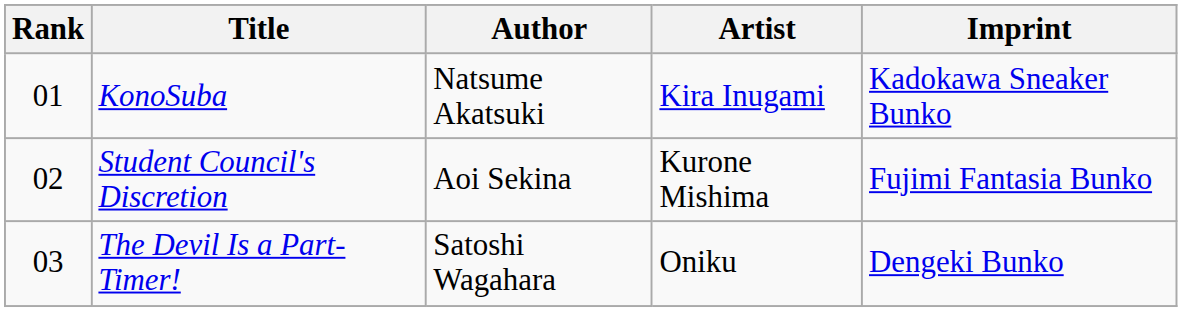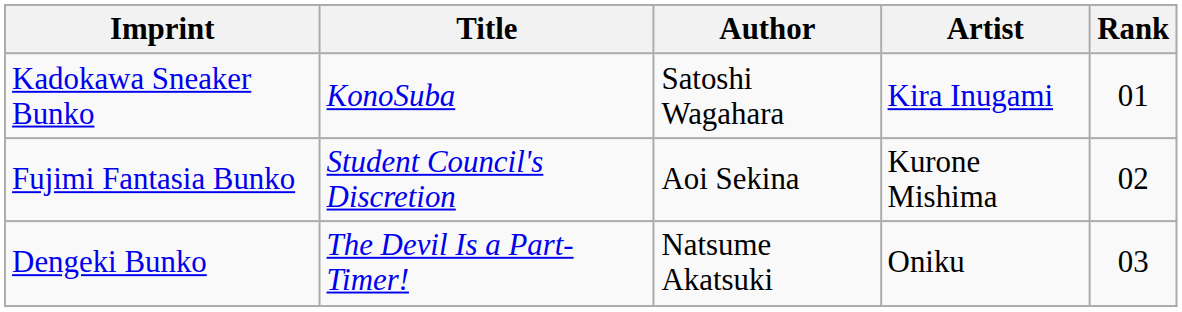columns swapped: (48, 28) <-> (1019, 28)
(489, 95) Natsume Akatsuki -> (723, 95) Satoshi Wagahara
(495, 262) Satoshi Wagahara -> (717, 262) Natsume Akatsuki
